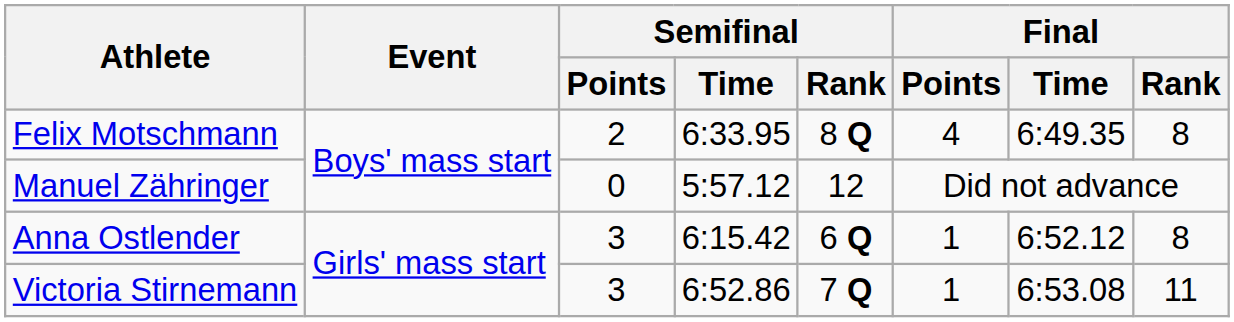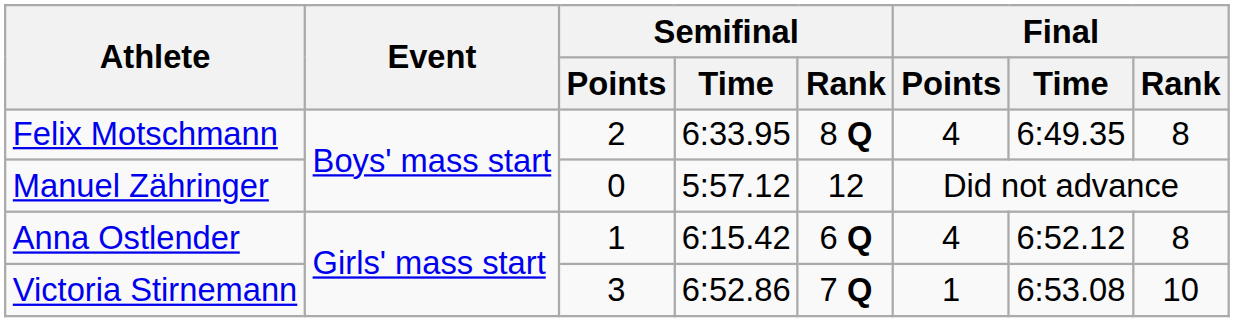(616, 238) 3 -> (616, 238) 1
(951, 238) 1 -> (951, 238) 4
(1181, 290) 11 -> (1181, 290) 10
